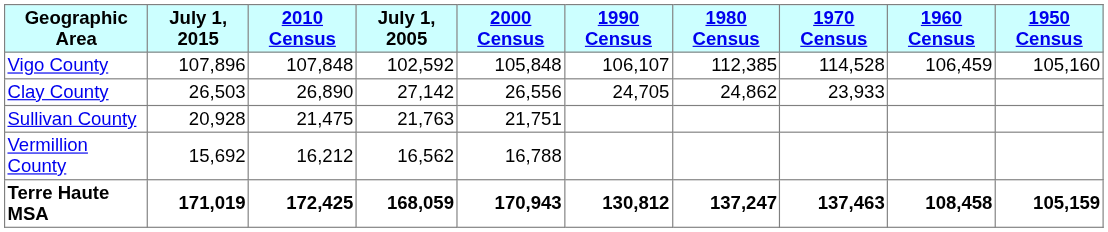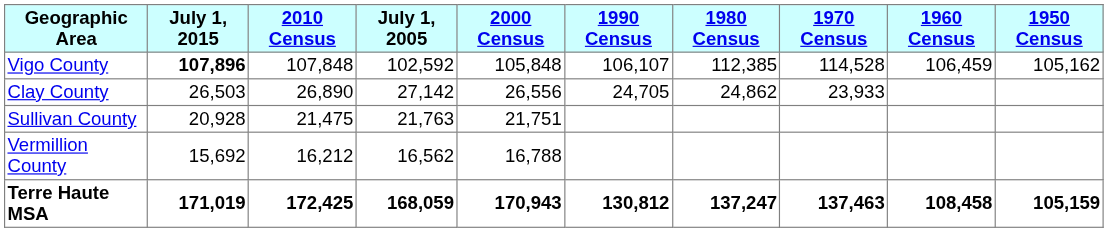(212, 65) normal -> (212, 65) bold
(1067, 65) 105,160 -> (1067, 65) 105,162
